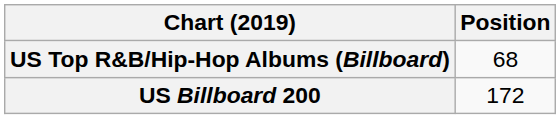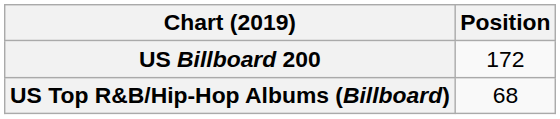rows swapped: (230, 95) <-> (230, 58)
